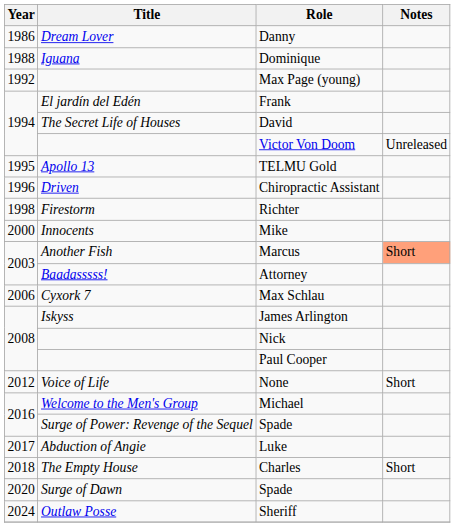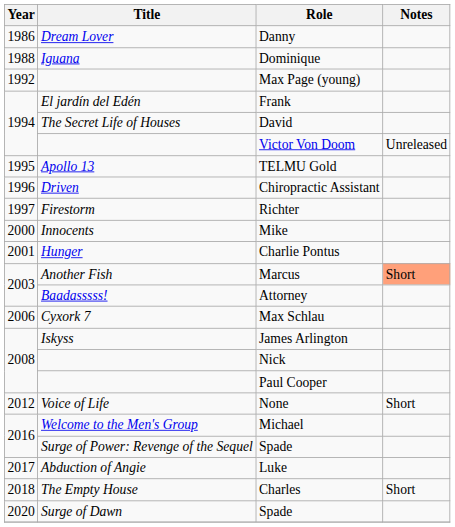(21, 209) 1998 -> (21, 209) 1997
+ row: (62, 252)
- row: (79, 511)
